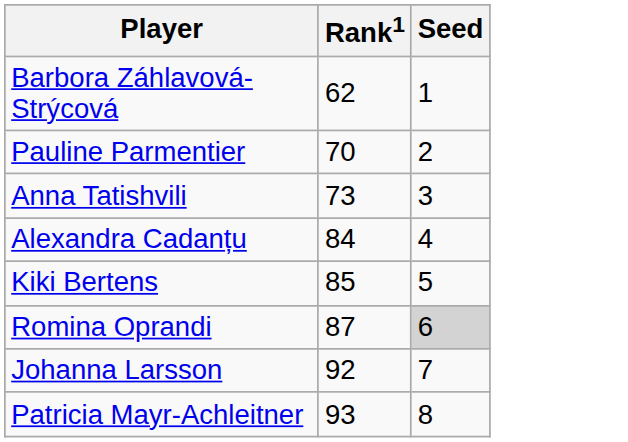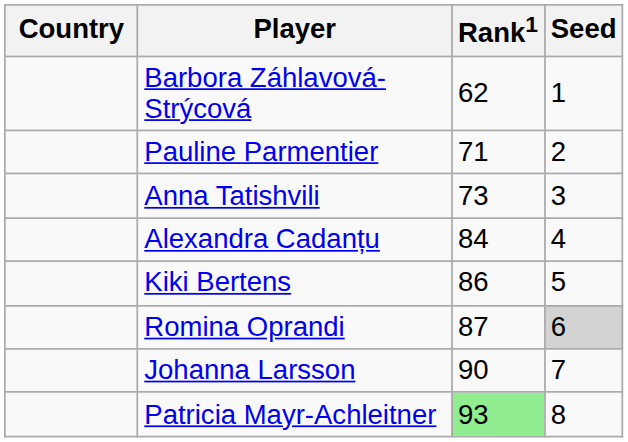+ column: (71, 30)
(340, 152) 70 -> (473, 152) 71
(340, 282) 85 -> (473, 282) 86
(340, 370) 92 -> (473, 370) 90
(340, 413) no background -> (473, 413) lightgreen background
